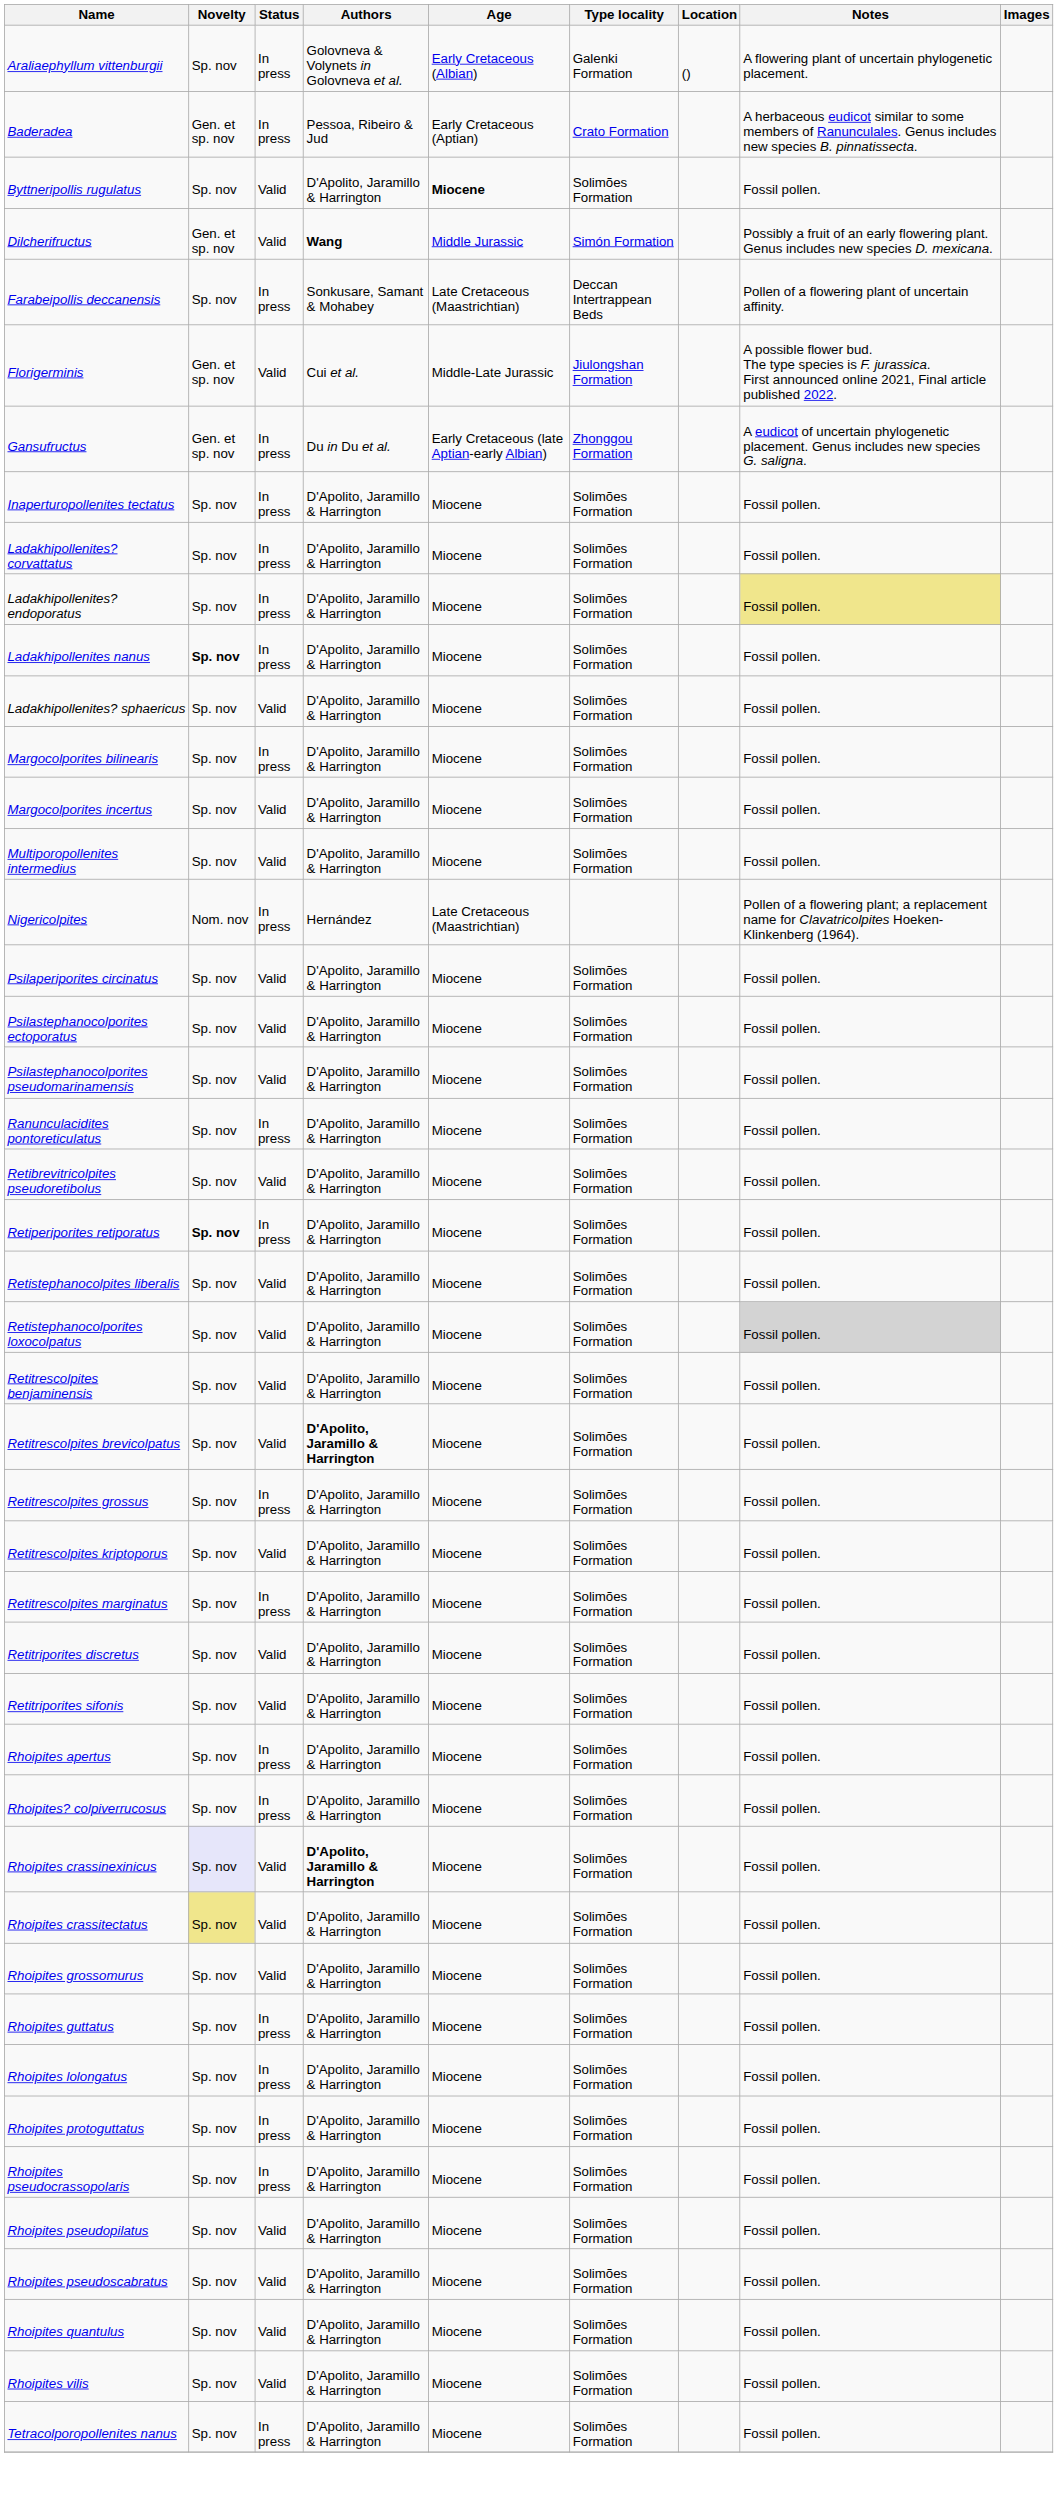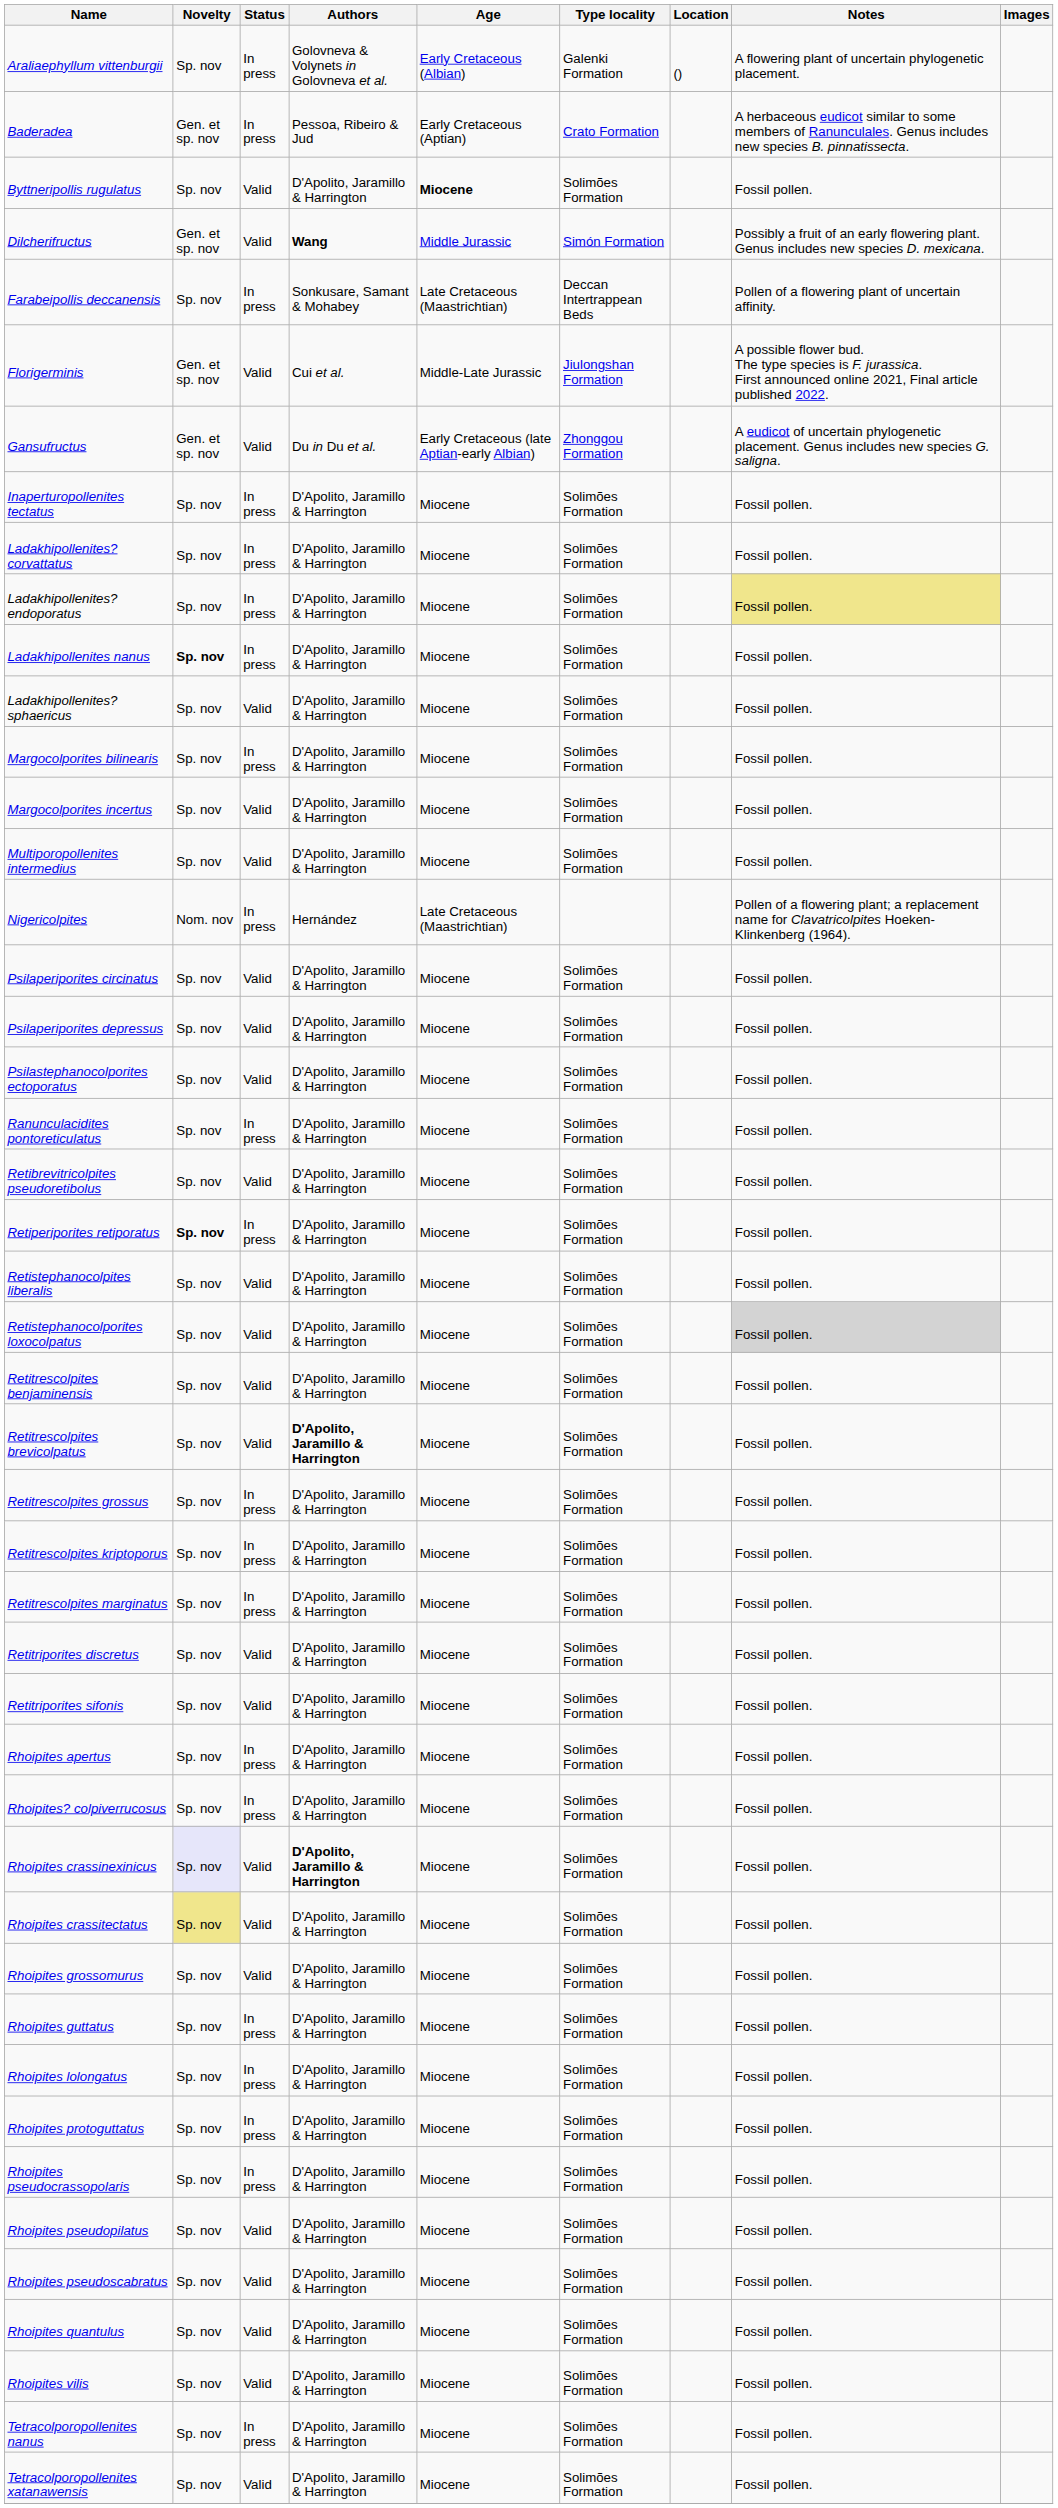(274, 446) In press -> (258, 446) Valid
+ row: (85, 1029)
- row: (78, 1080)
(272, 1553) Valid -> (259, 1553) In press
+ row: (72, 2485)
